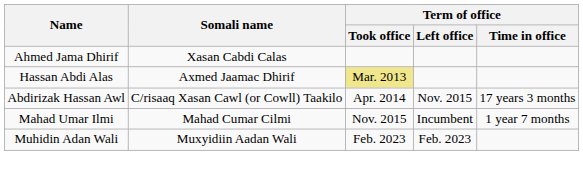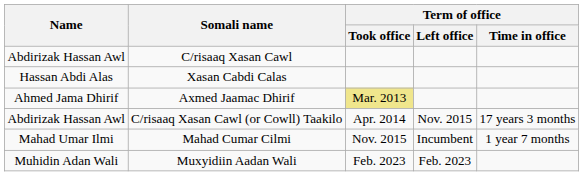+ row: (237, 56)
(66, 56) Ahmed Jama Dhirif -> (66, 77) Hassan Abdi Alas
(66, 77) Hassan Abdi Alas -> (66, 98) Ahmed Jama Dhirif
